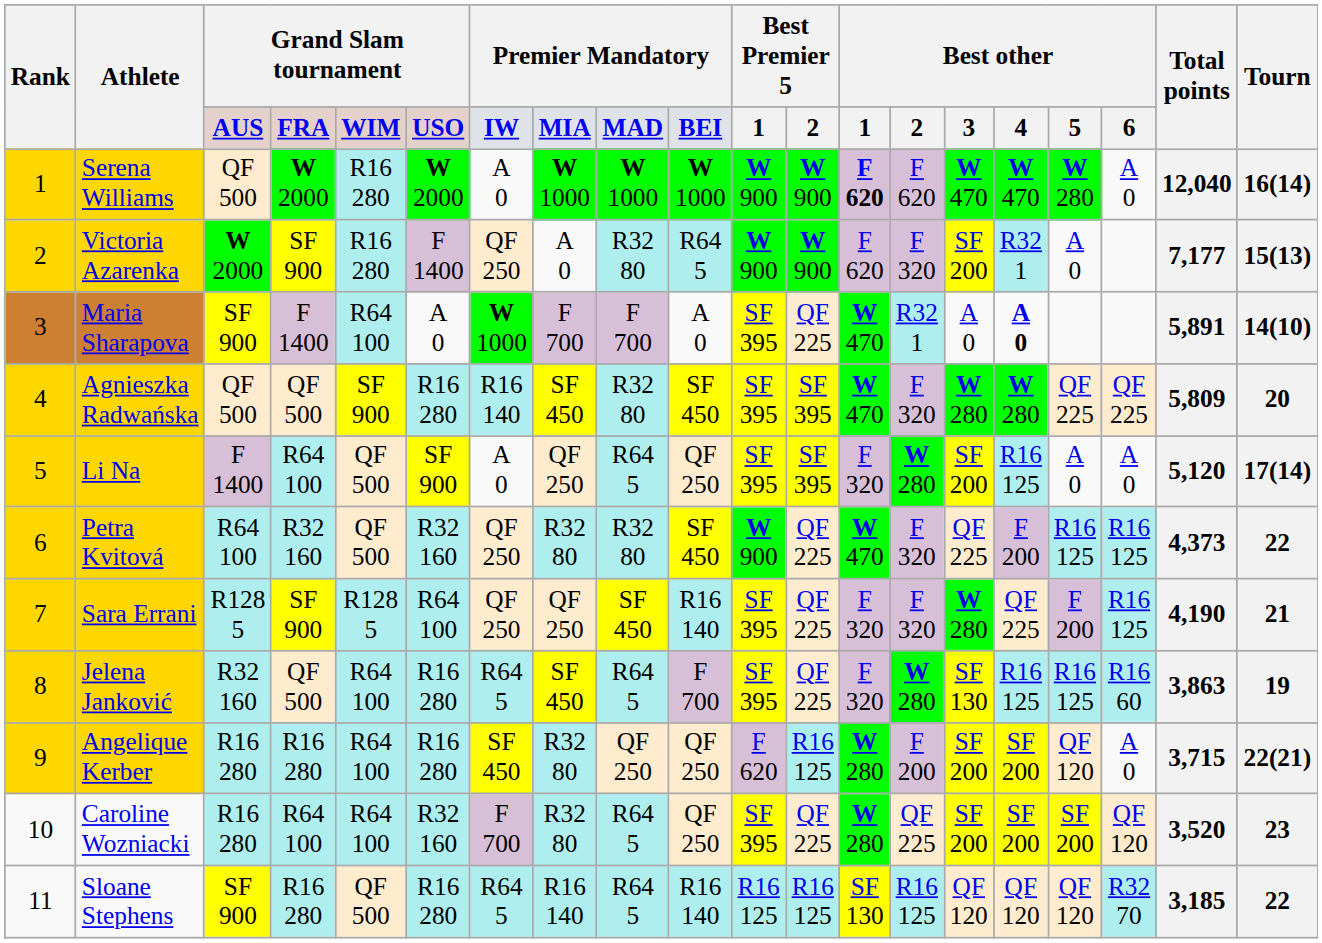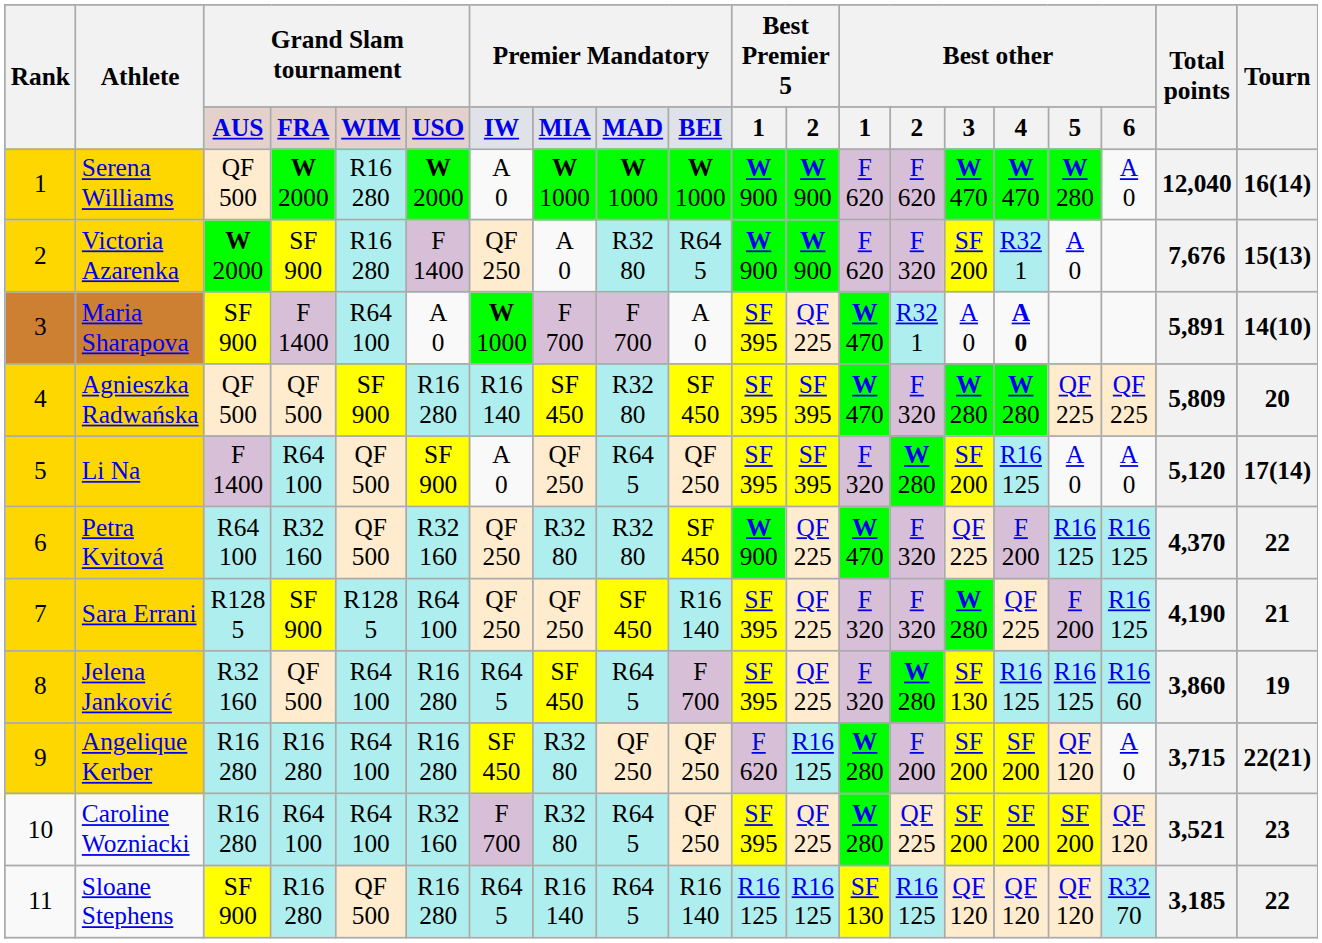(865, 184) bold -> (865, 184) normal
(1197, 255) 7,177 -> (1197, 255) 7,676
(1197, 542) 4,373 -> (1197, 542) 4,370
(1197, 686) 3,863 -> (1197, 686) 3,860
(1197, 829) 3,520 -> (1197, 829) 3,521
